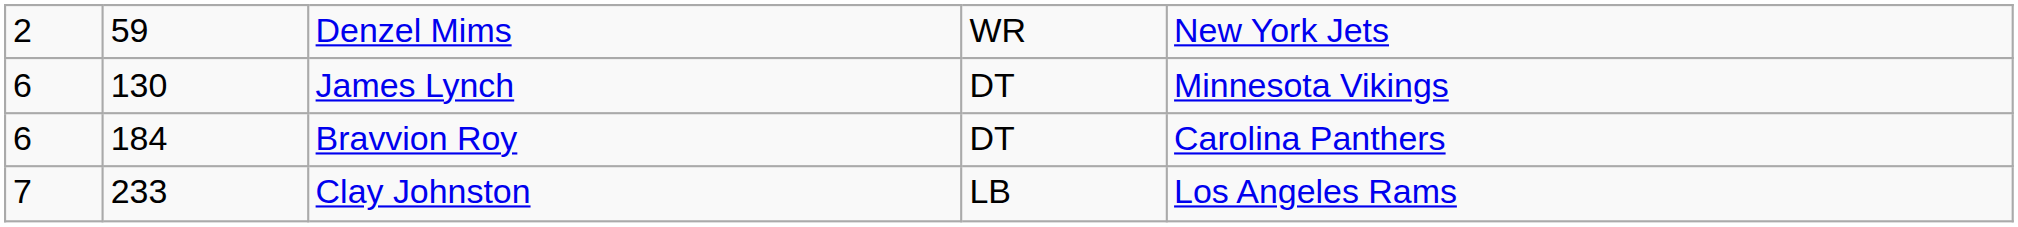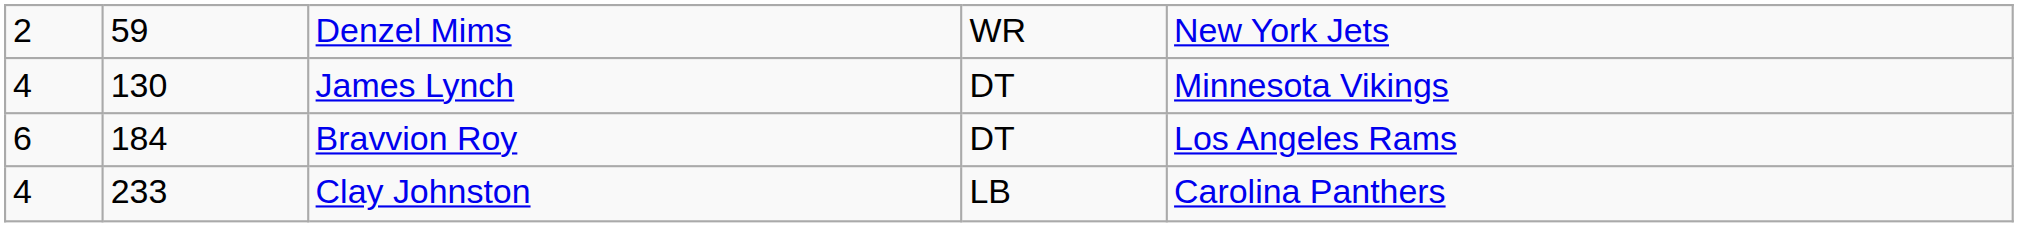(22, 85) 6 -> (22, 85) 4
(1310, 138) Carolina Panthers -> (1315, 138) Los Angeles Rams
(22, 192) 7 -> (22, 192) 4
(1315, 192) Los Angeles Rams -> (1310, 192) Carolina Panthers
